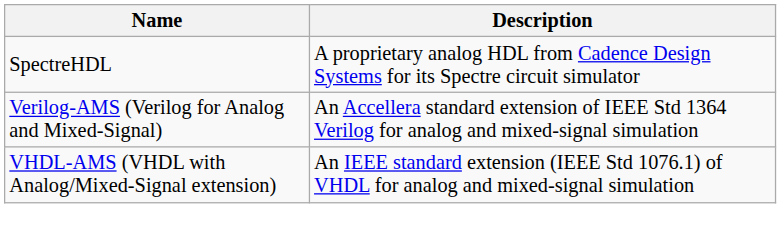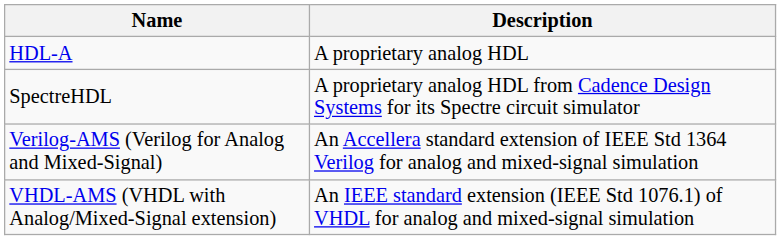+ row: (41, 52)
